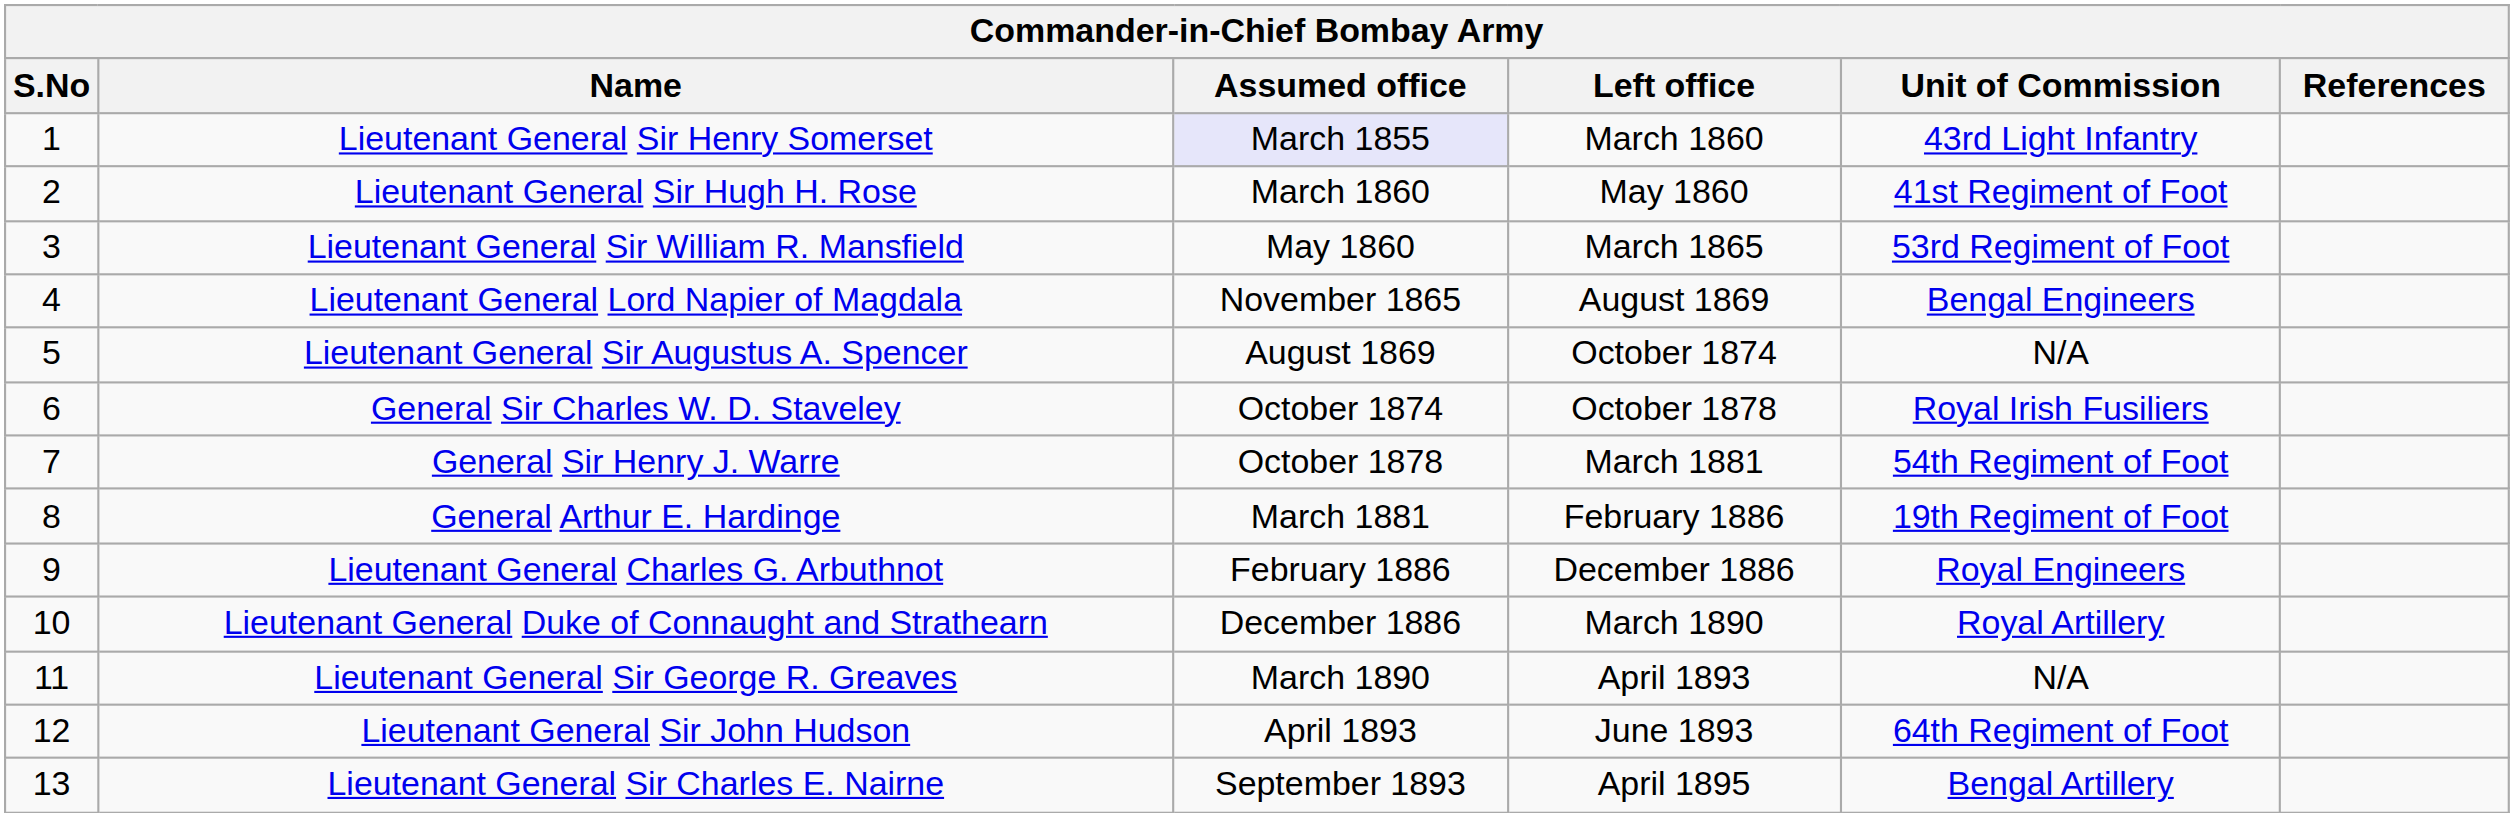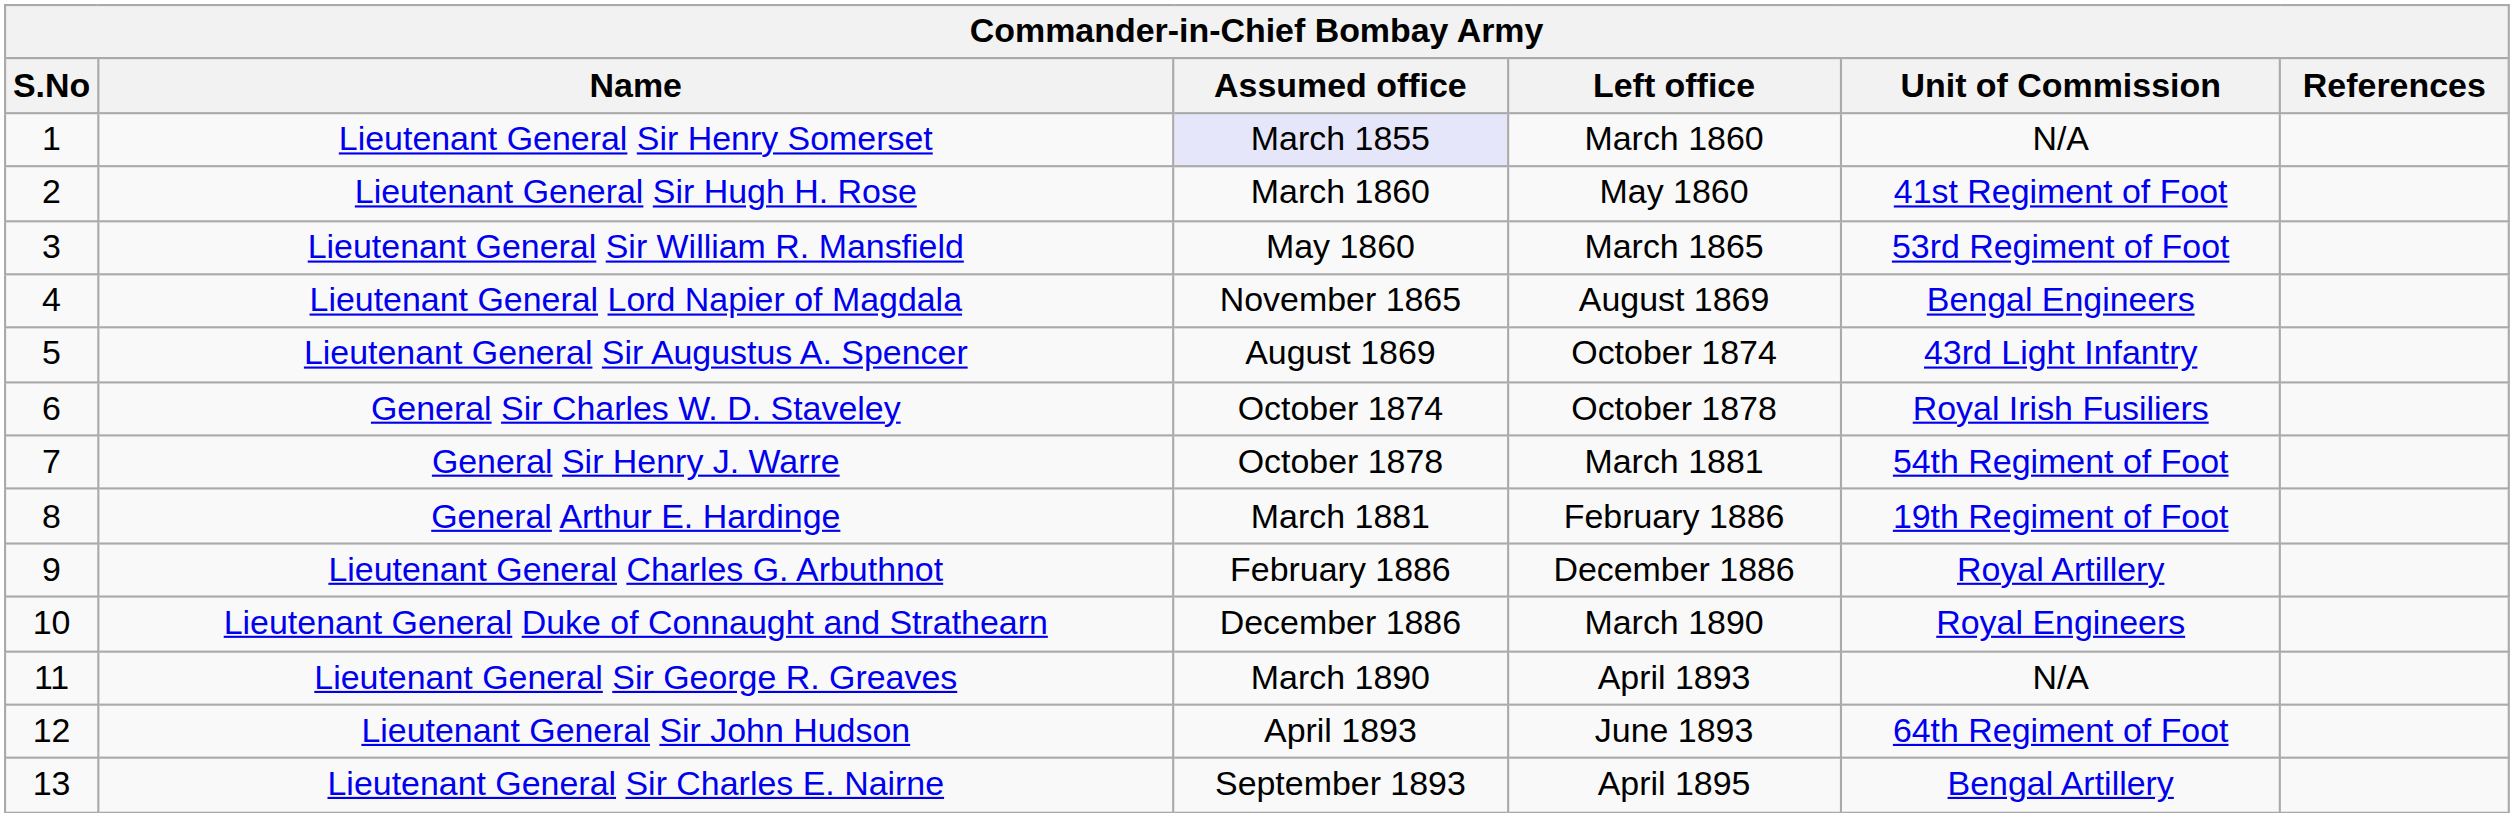(2061, 138) 43rd Light Infantry -> (2061, 138) N/A
(2061, 354) N/A -> (2061, 354) 43rd Light Infantry
(2061, 569) Royal Engineers -> (2061, 569) Royal Artillery
(2061, 623) Royal Artillery -> (2061, 623) Royal Engineers
